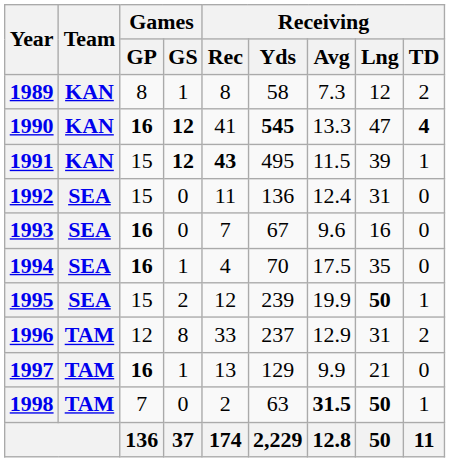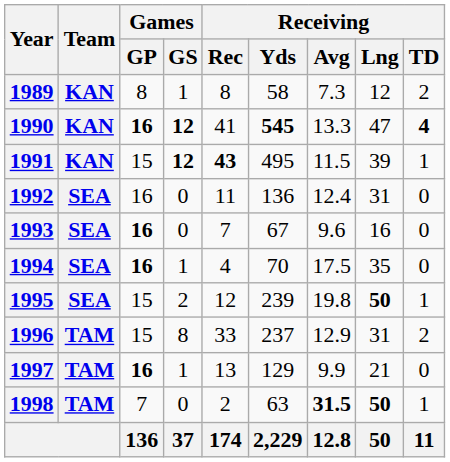(142, 195) 15 -> (142, 195) 16
(332, 299) 19.9 -> (332, 299) 19.8
(142, 334) 12 -> (142, 334) 15
